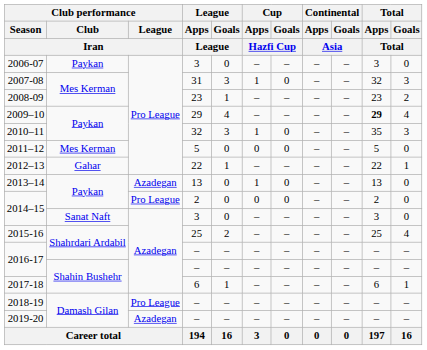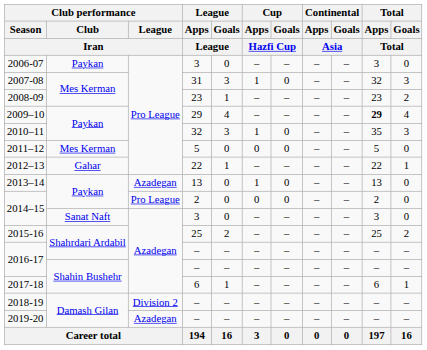(406, 234) 4 -> (406, 234) 2
(155, 302) Pro League -> (155, 302) Division 2
